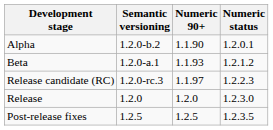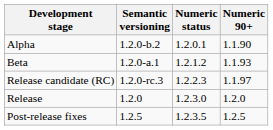columns swapped: (244, 19) <-> (196, 19)
